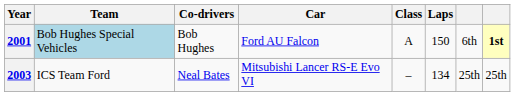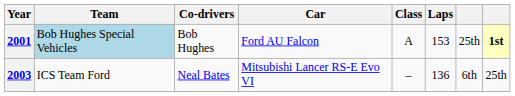(440, 41) 150 -> (440, 41) 153
(469, 41) 6th -> (469, 41) 25th
(440, 75) 134 -> (440, 75) 136
(469, 75) 25th -> (469, 75) 6th
